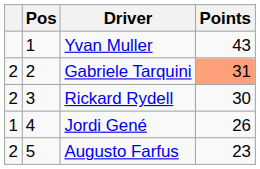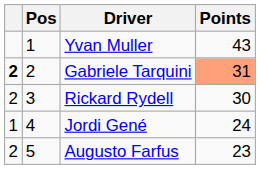(13, 72) normal -> (13, 72) bold
(242, 125) 26 -> (242, 125) 24
